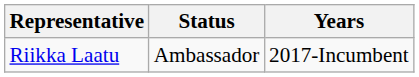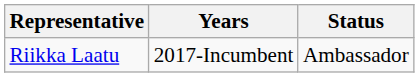columns swapped: (339, 21) <-> (207, 21)
